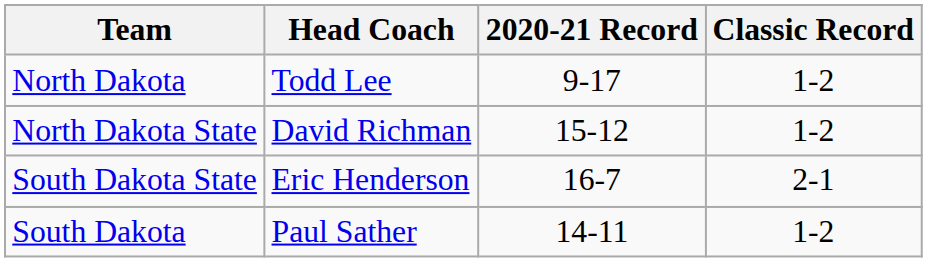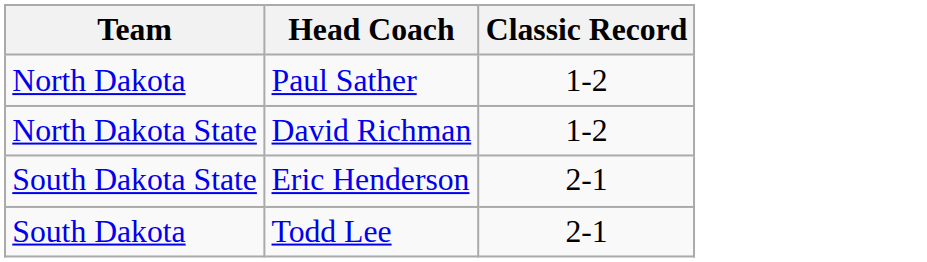- column: (592, 29)
(332, 79) Todd Lee -> (344, 79) Paul Sather
(344, 230) Paul Sather -> (332, 230) Todd Lee
(813, 230) 1-2 -> (587, 230) 2-1
